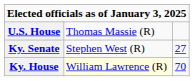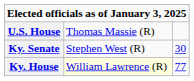(180, 48) 27 -> (180, 48) 30
(180, 66) 70 -> (180, 66) 77
